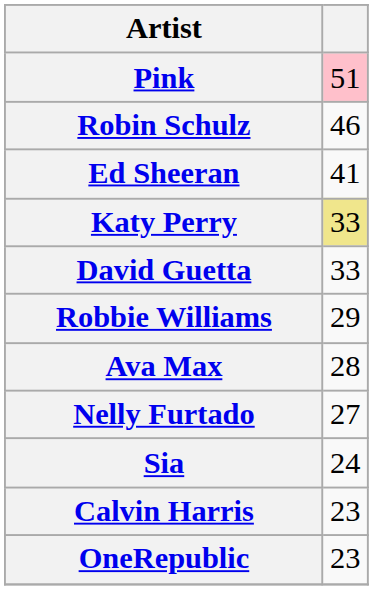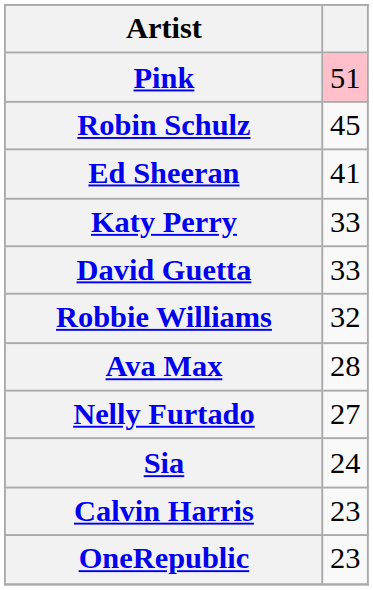(345, 125) 46 -> (345, 125) 45
(345, 221) khaki background -> (345, 221) no background
(345, 317) 29 -> (345, 317) 32
